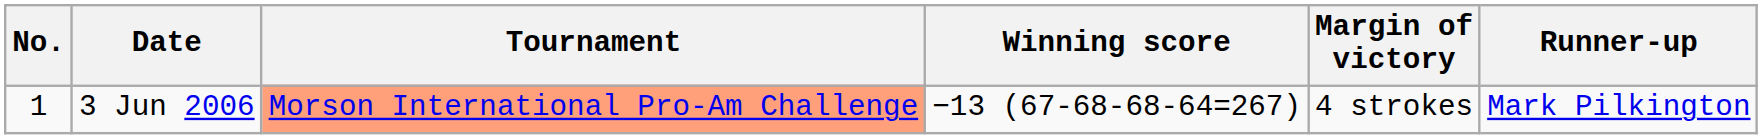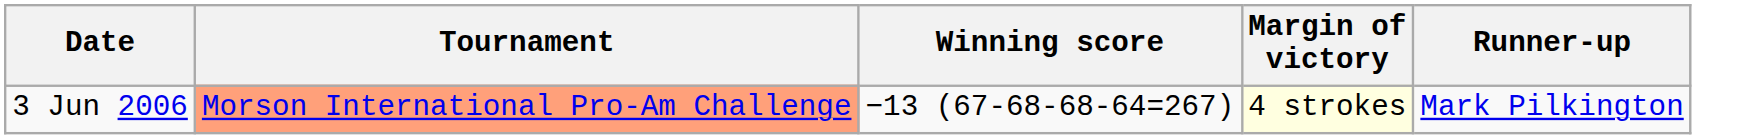- column: (39, 46)
(1394, 110) no background -> (1327, 110) lightyellow background
